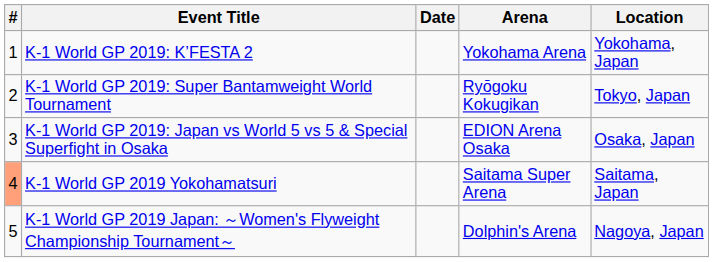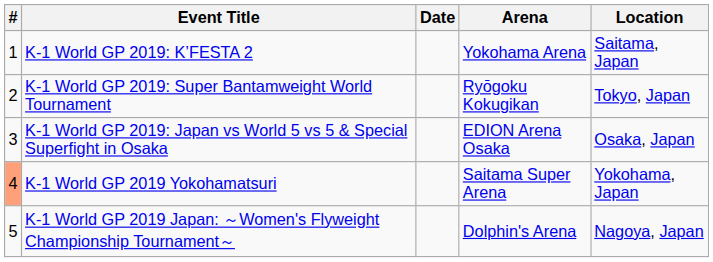(635, 53) Yokohama, Japan -> (626, 53) Saitama, Japan
(626, 184) Saitama, Japan -> (635, 184) Yokohama, Japan
